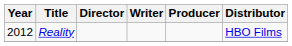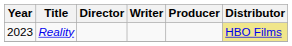(20, 32) 2012 -> (20, 32) 2023
(253, 32) no background -> (253, 32) khaki background
